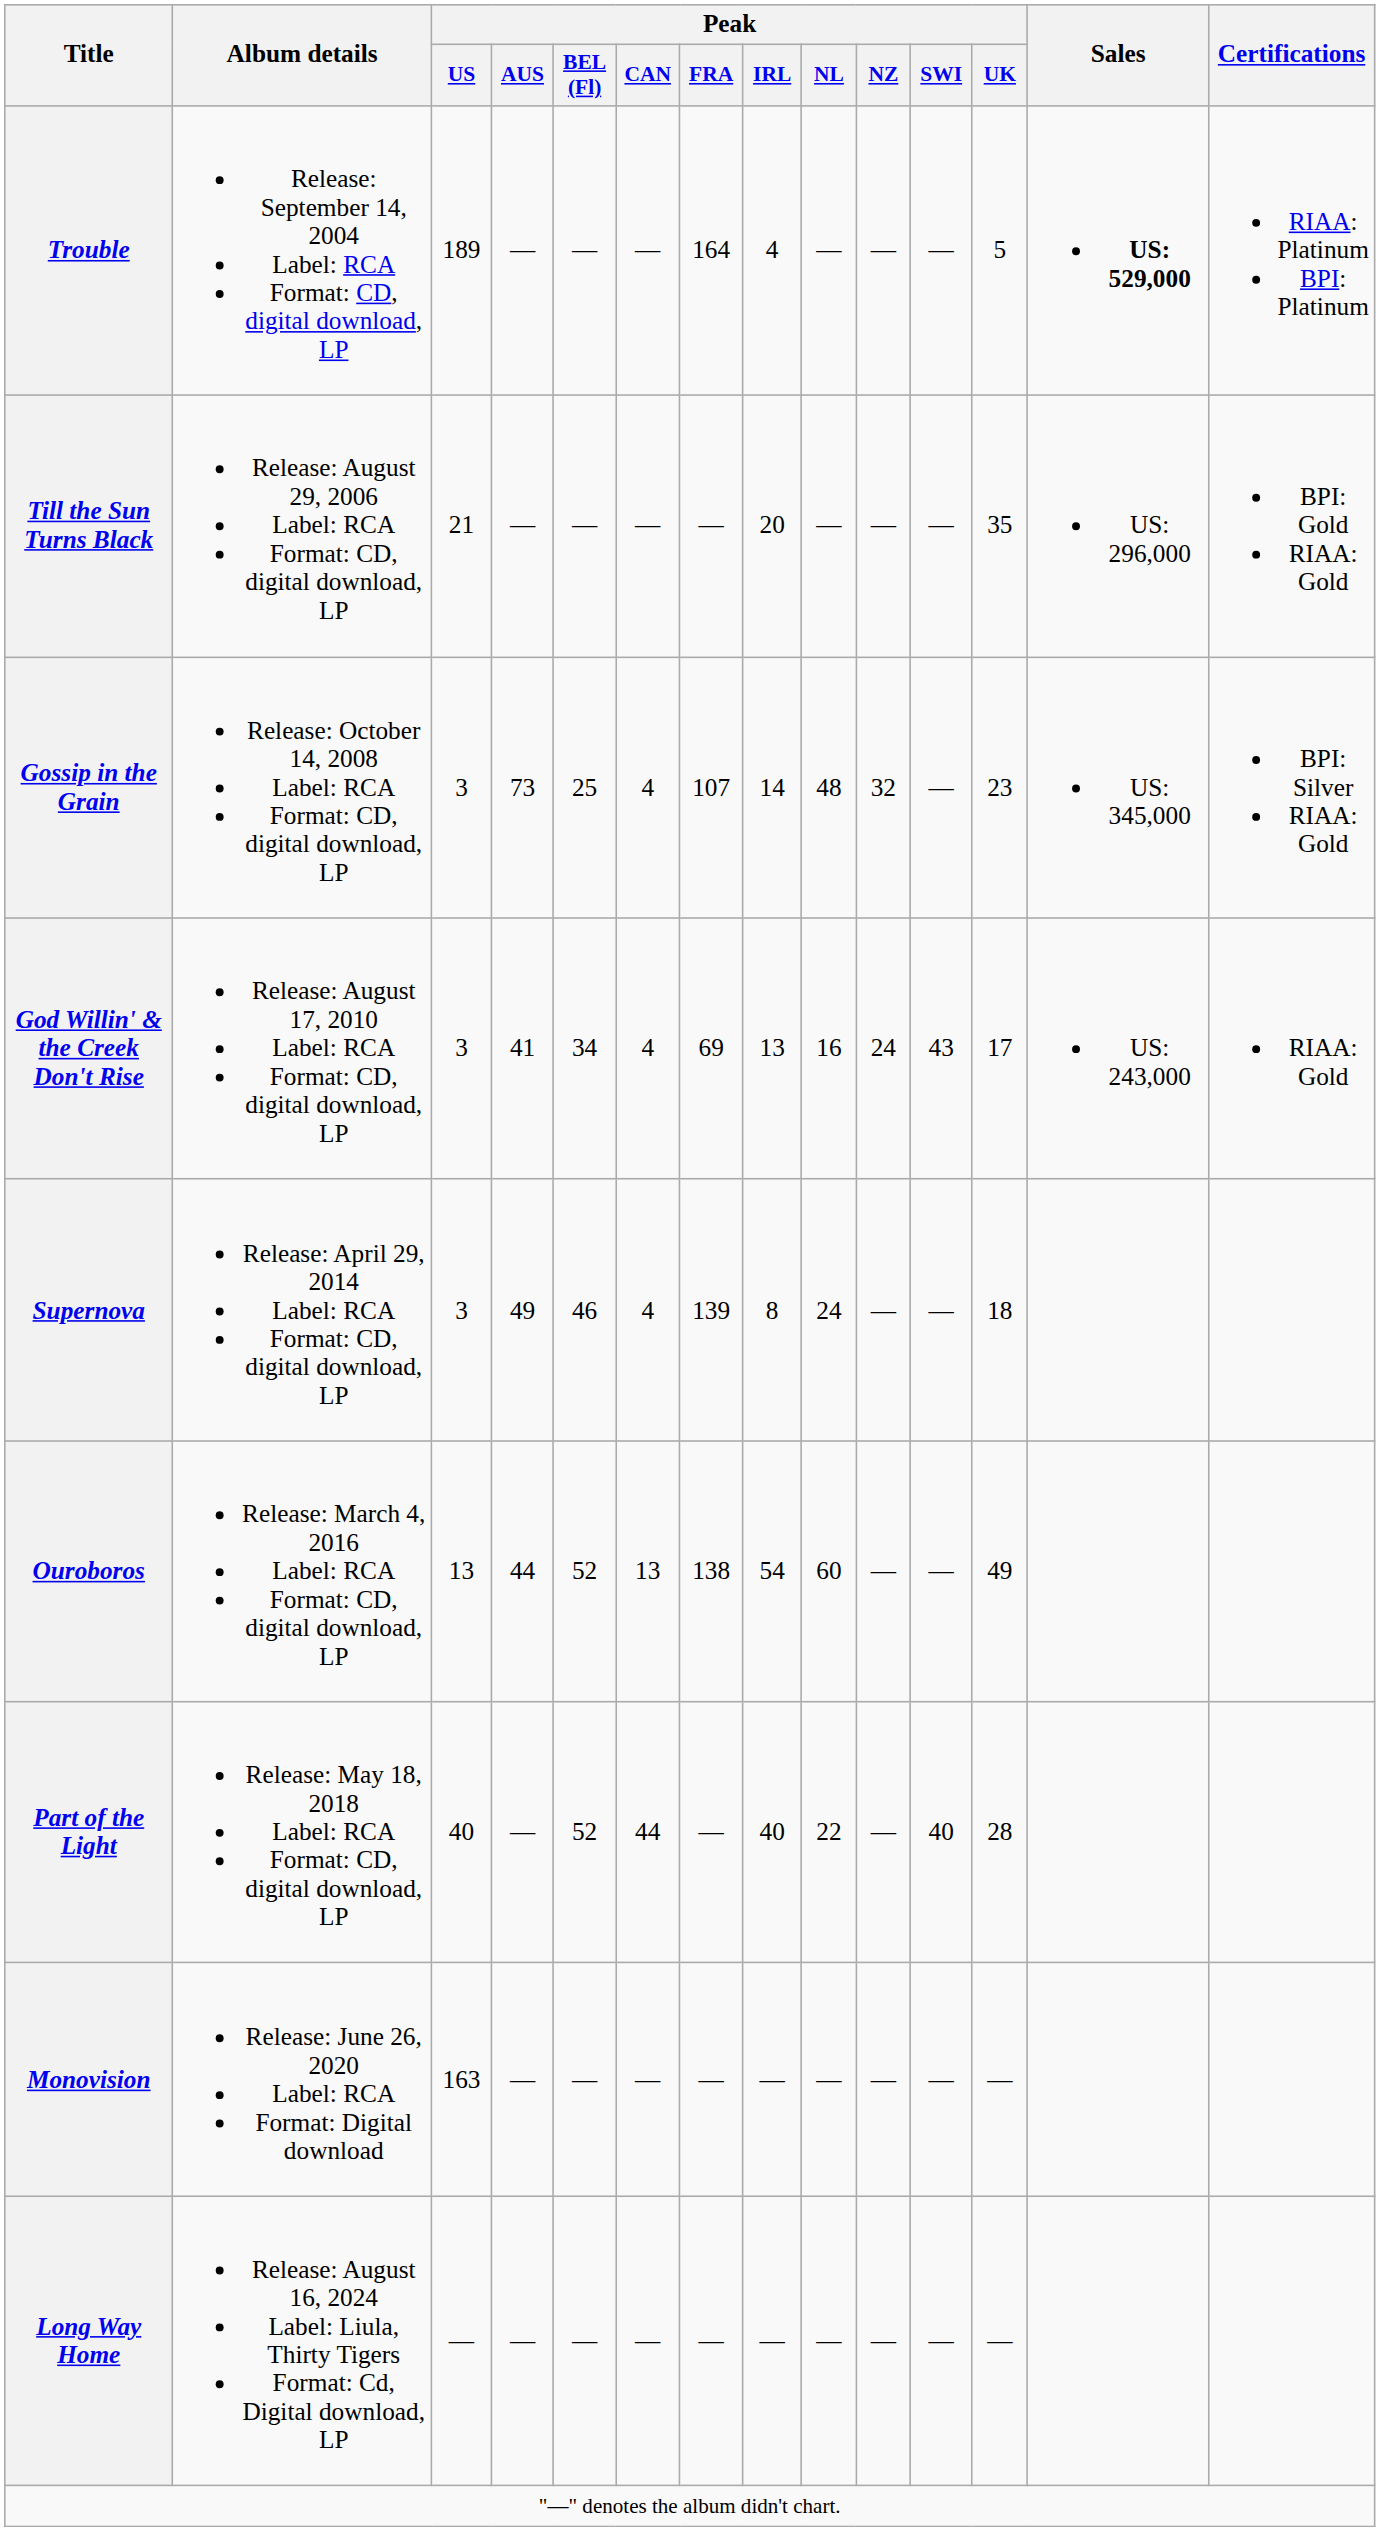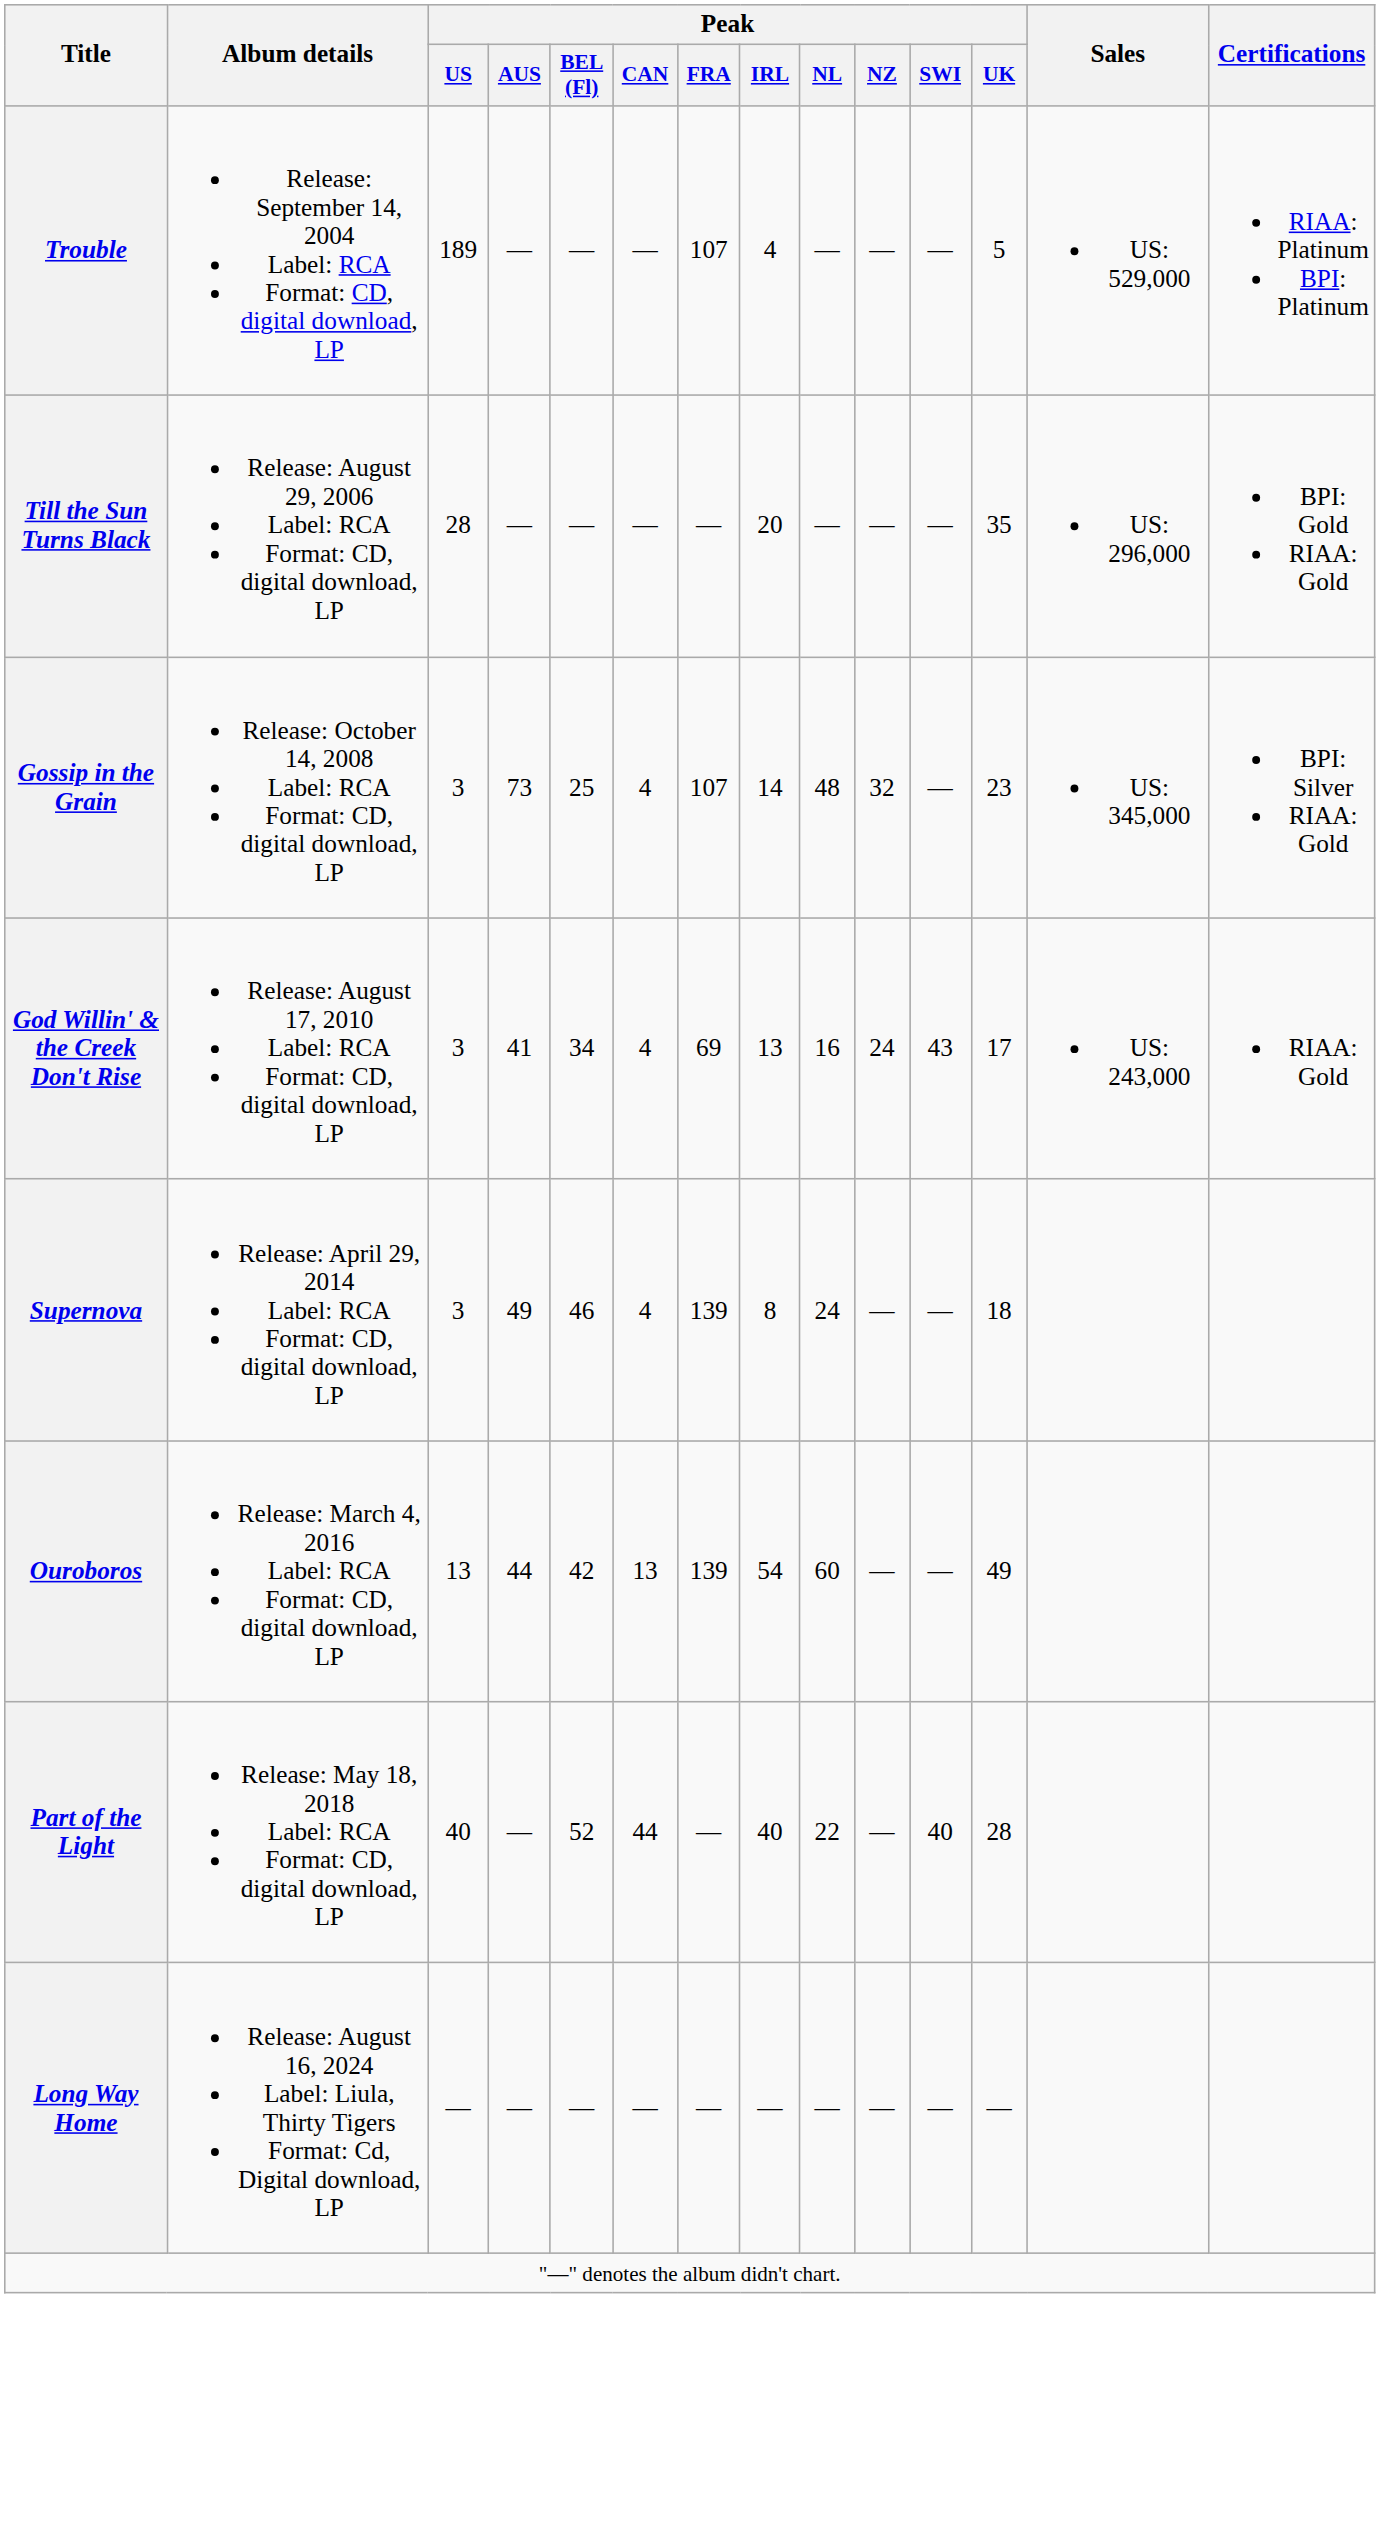(711, 250) 164 -> (709, 250) 107
(1118, 265) bold -> (1118, 265) normal
(462, 525) 21 -> (458, 525) 28
(585, 1570) 52 -> (582, 1570) 42
(711, 1570) 138 -> (709, 1570) 139
- row: (89, 2079)
